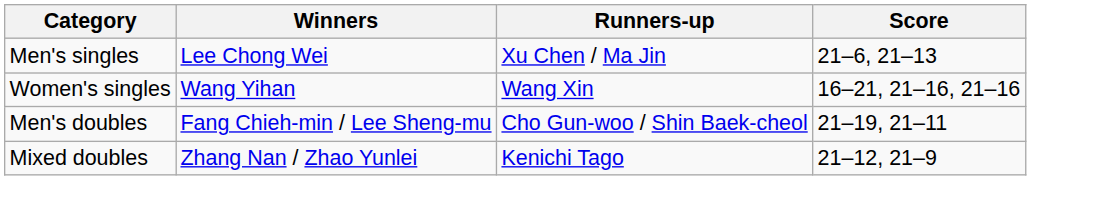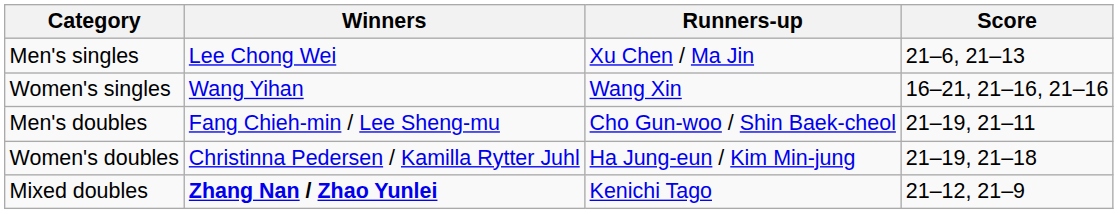+ row: (94, 157)
(299, 157) normal -> (313, 191) bold
